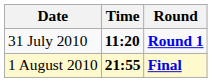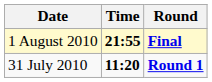rows swapped: (48, 41) <-> (53, 65)
